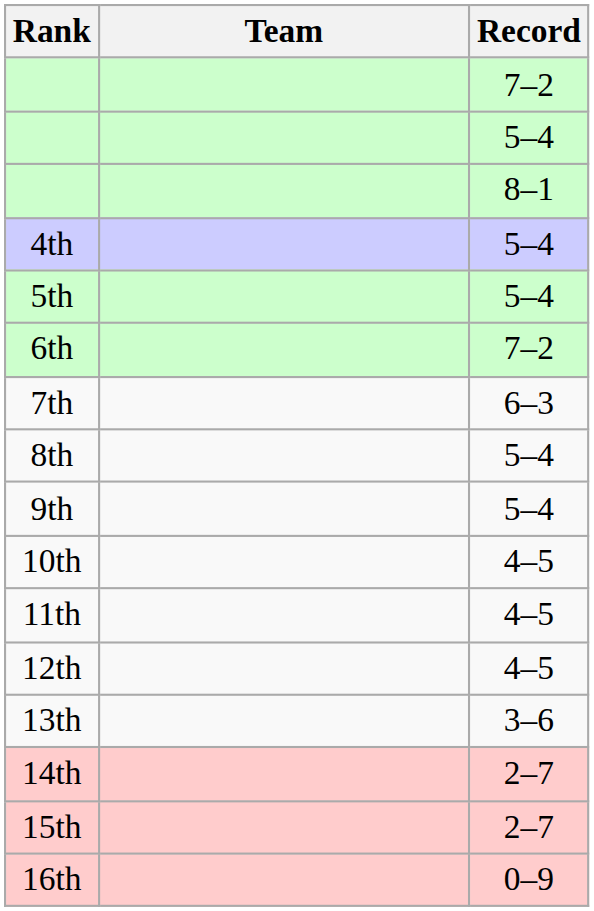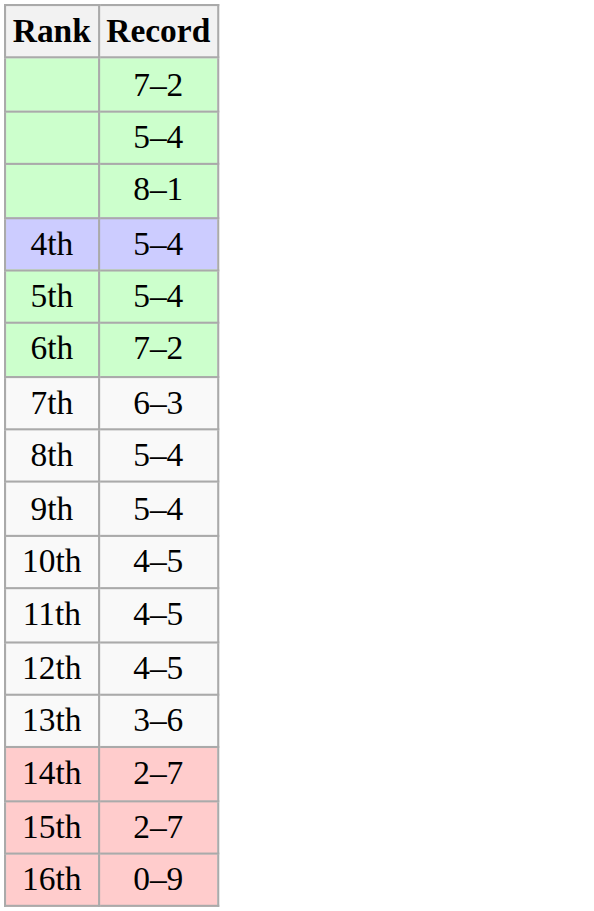- column: (284, 31)
